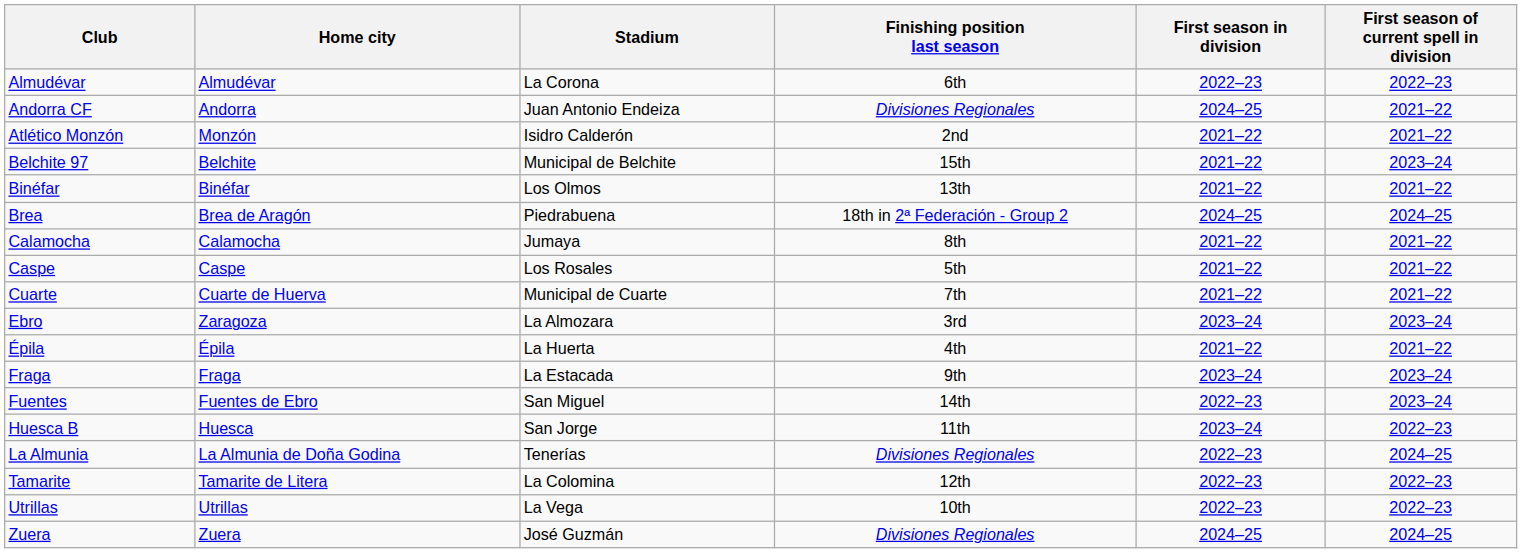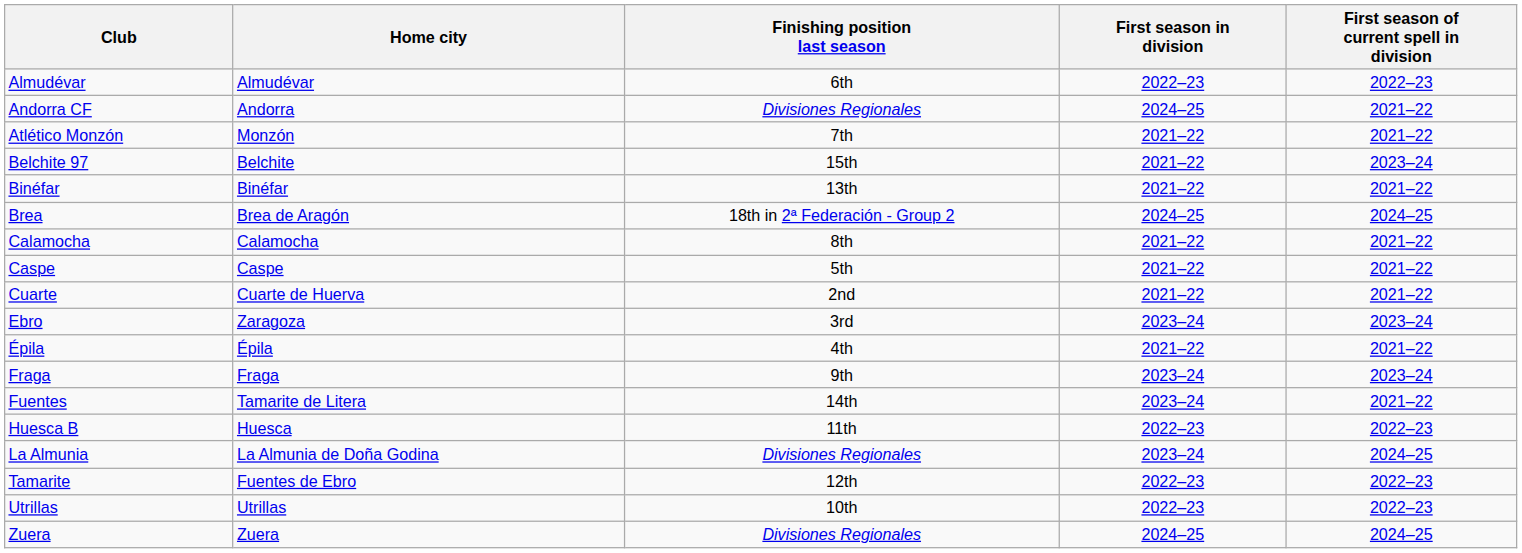- column: (647, 37)
(955, 135) 2nd -> (842, 135) 7th
(955, 295) 7th -> (842, 295) 2nd
(258, 401) Fuentes de Ebro -> (301, 401) Tamarite de Litera
(1231, 401) 2022–23 -> (1173, 401) 2023–24
(1421, 401) 2023–24 -> (1401, 401) 2021–22
(1231, 428) 2023–24 -> (1173, 428) 2022–23
(1231, 454) 2022–23 -> (1173, 454) 2023–24
(263, 481) Tamarite de Litera -> (297, 481) Fuentes de Ebro
